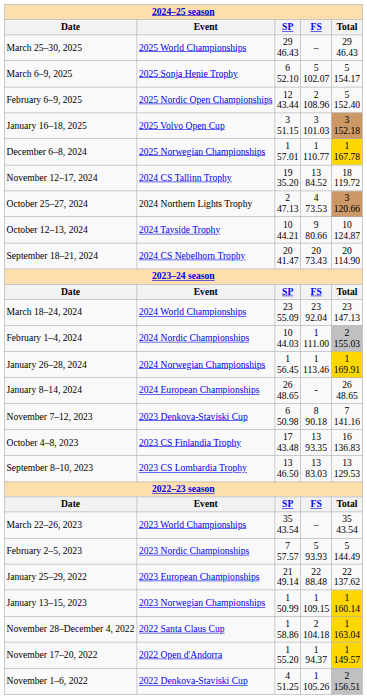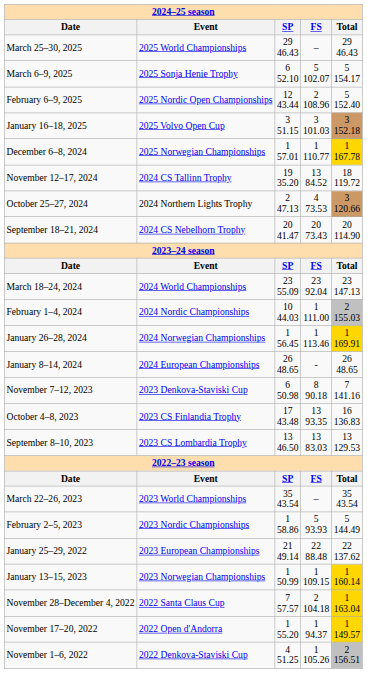- row: (47, 230)
(288, 551) 7 57.57 -> (288, 525) 1 58.86
(288, 629) 1 58.86 -> (288, 603) 7 57.57
